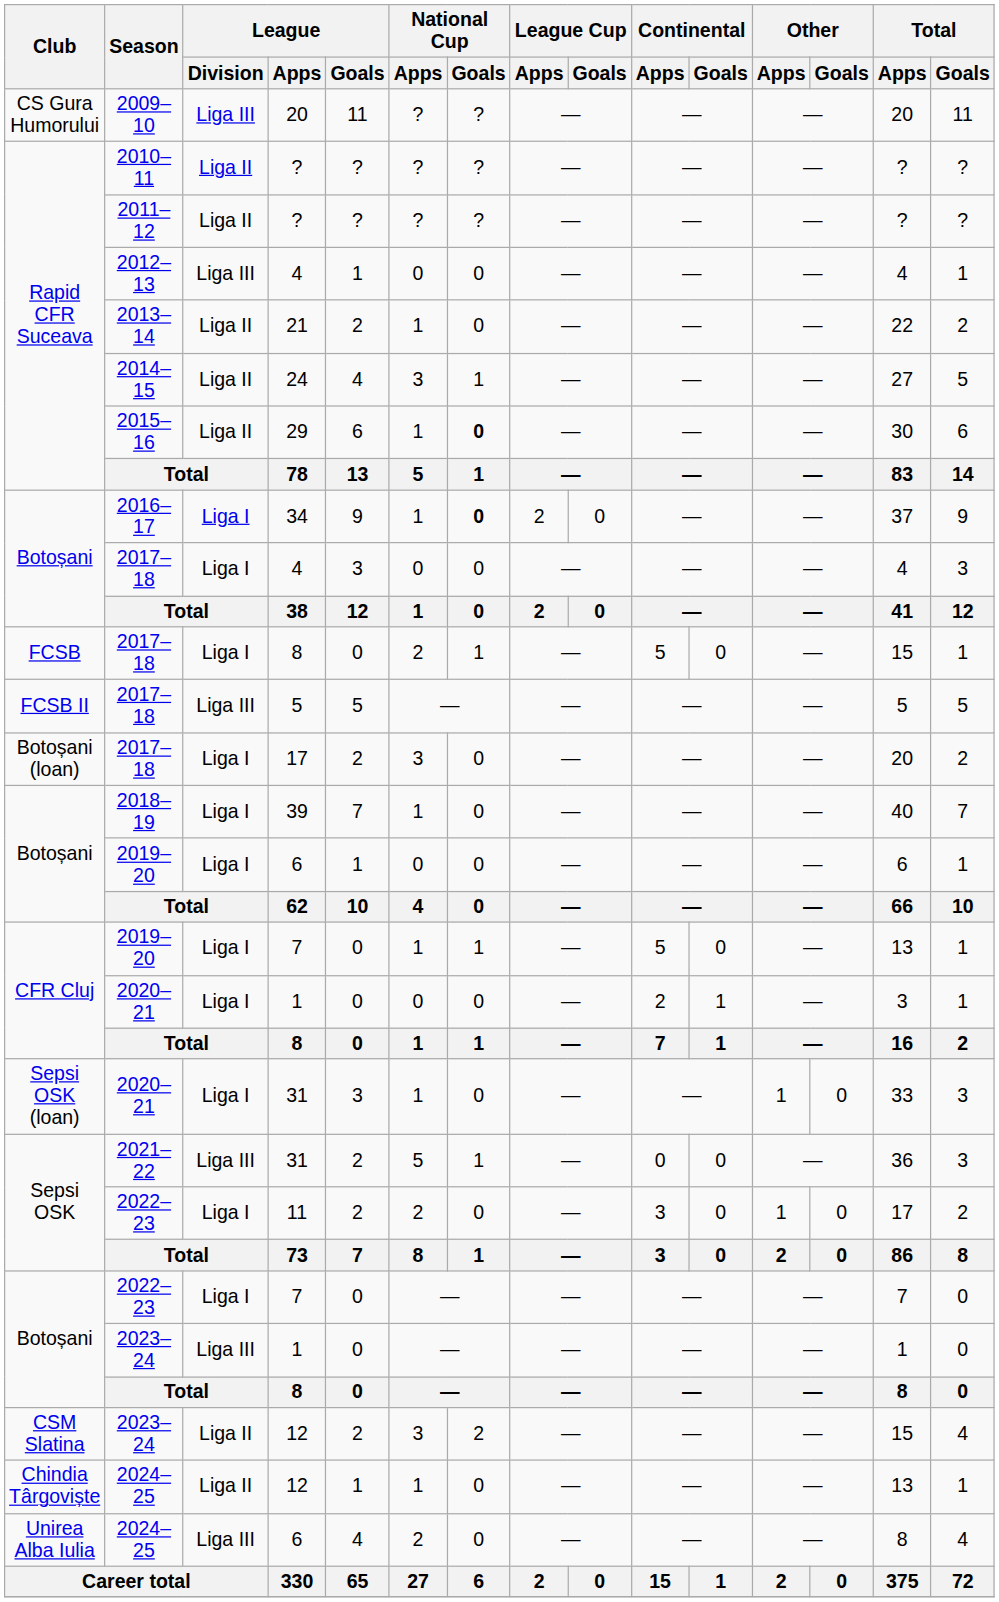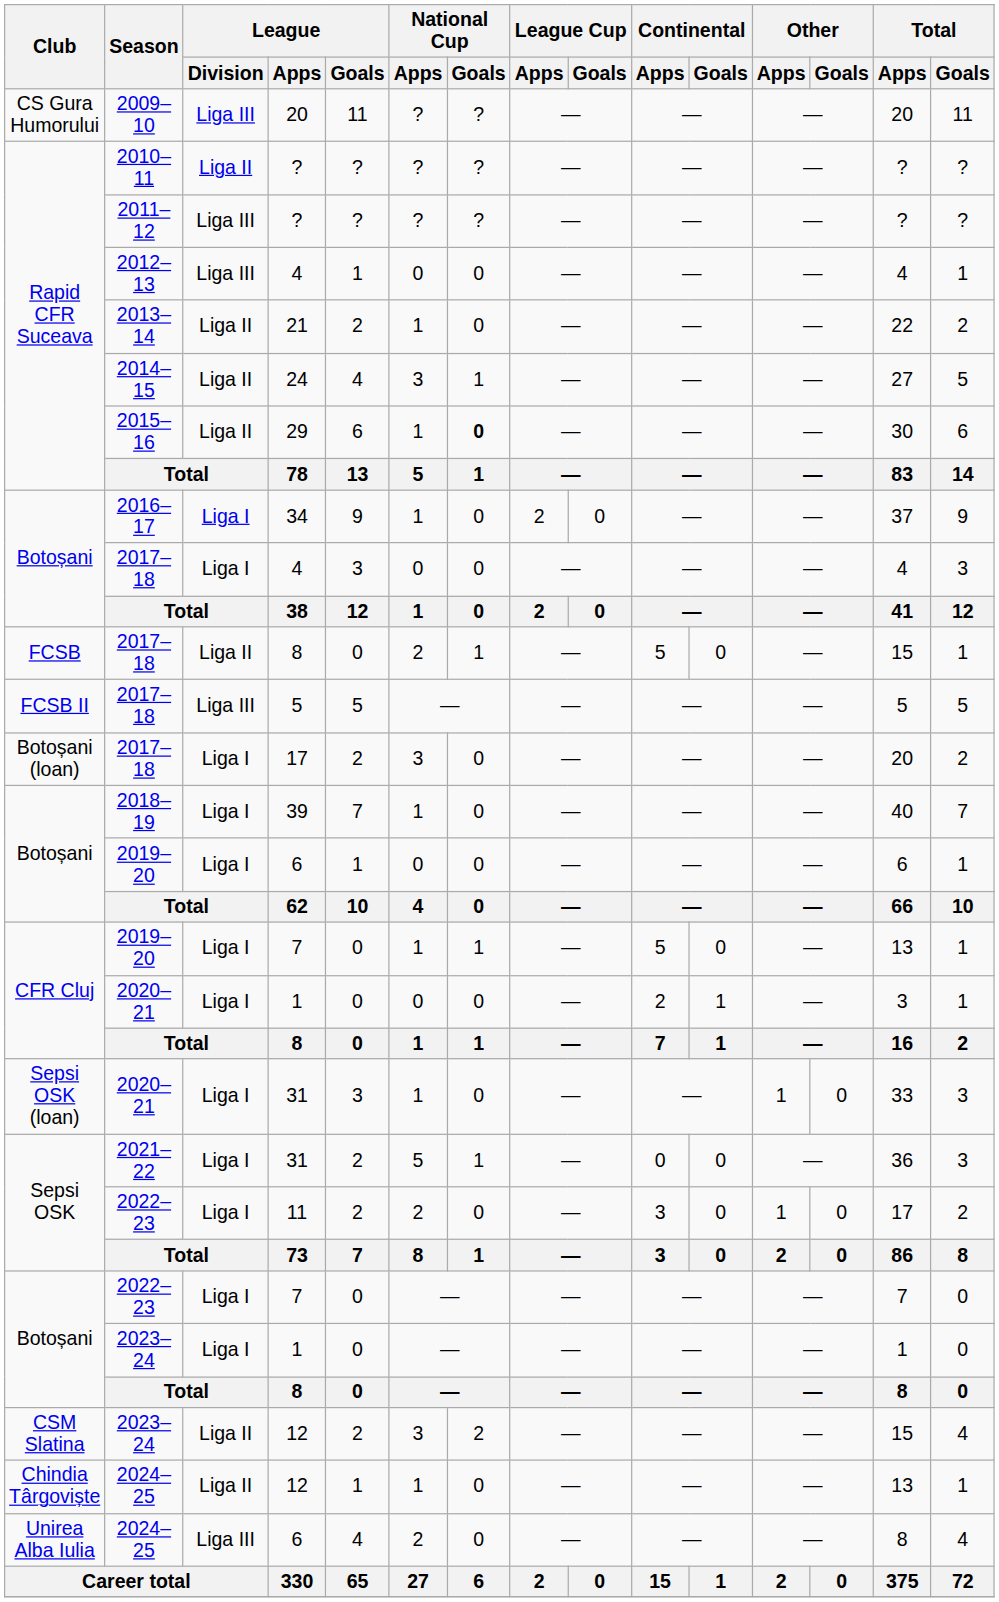(226, 220) Liga II -> (226, 220) Liga III
(479, 516) bold -> (479, 516) normal
(226, 653) Liga I -> (226, 653) Liga II
(226, 1160) Liga III -> (226, 1160) Liga I
(226, 1349) Liga III -> (226, 1349) Liga I
